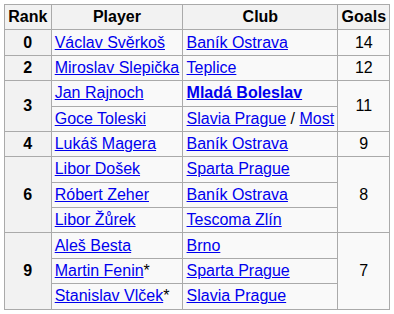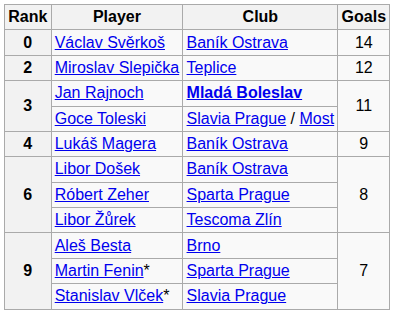(238, 169) Sparta Prague -> (237, 169) Baník Ostrava
(237, 194) Baník Ostrava -> (238, 194) Sparta Prague
